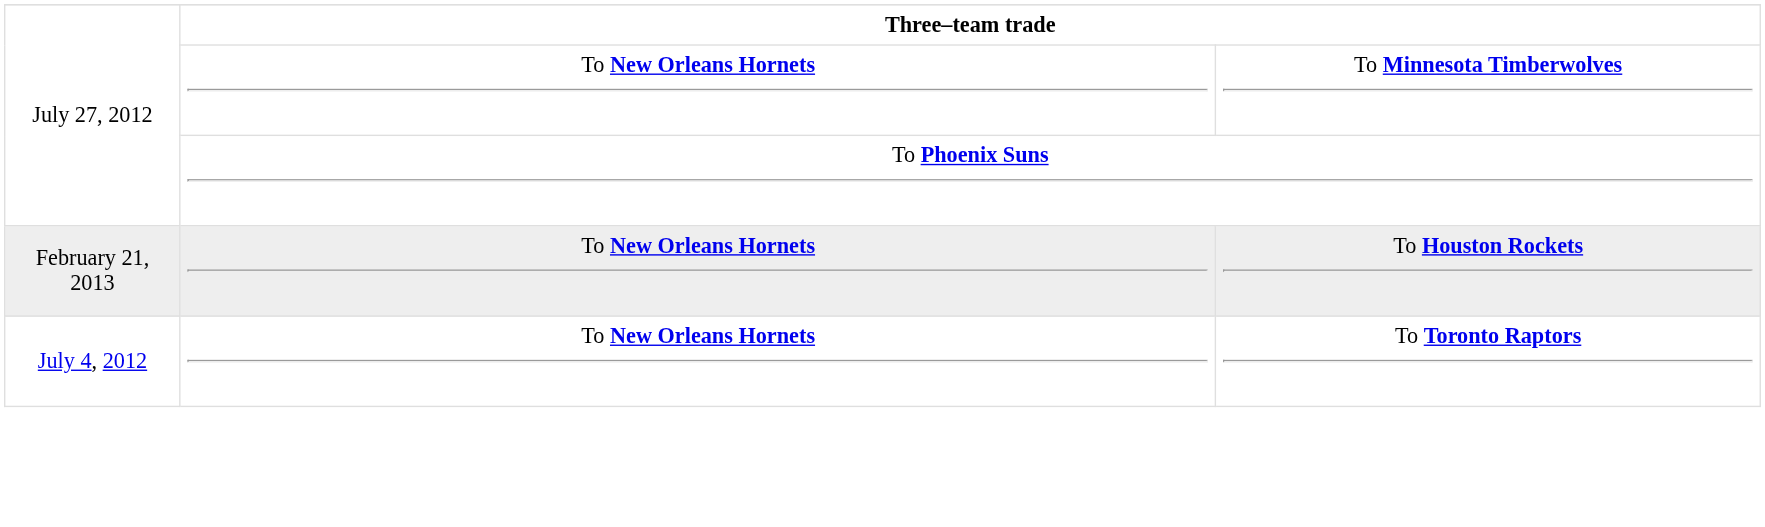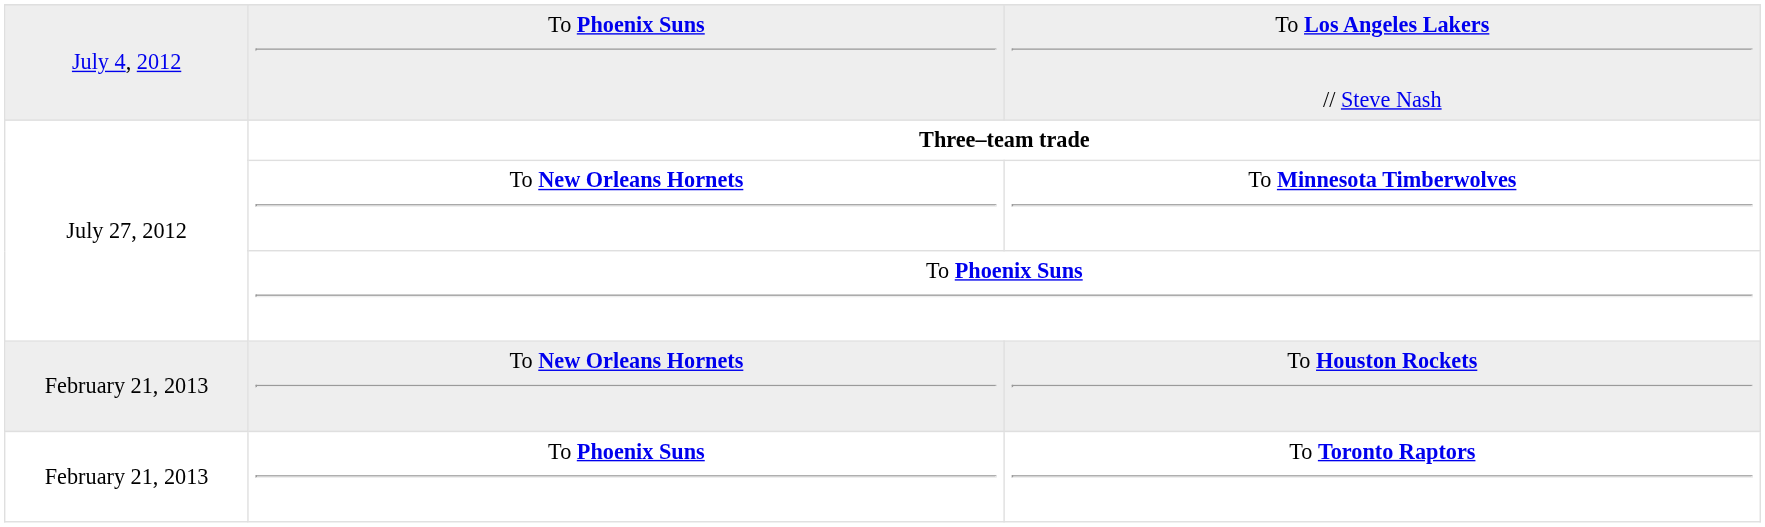+ row: (1382, 62)
(92, 361) July 4, 2012 -> (127, 476) February 21, 2013
(698, 343) To New Orleans Hornets -> (626, 459) To Phoenix Suns
